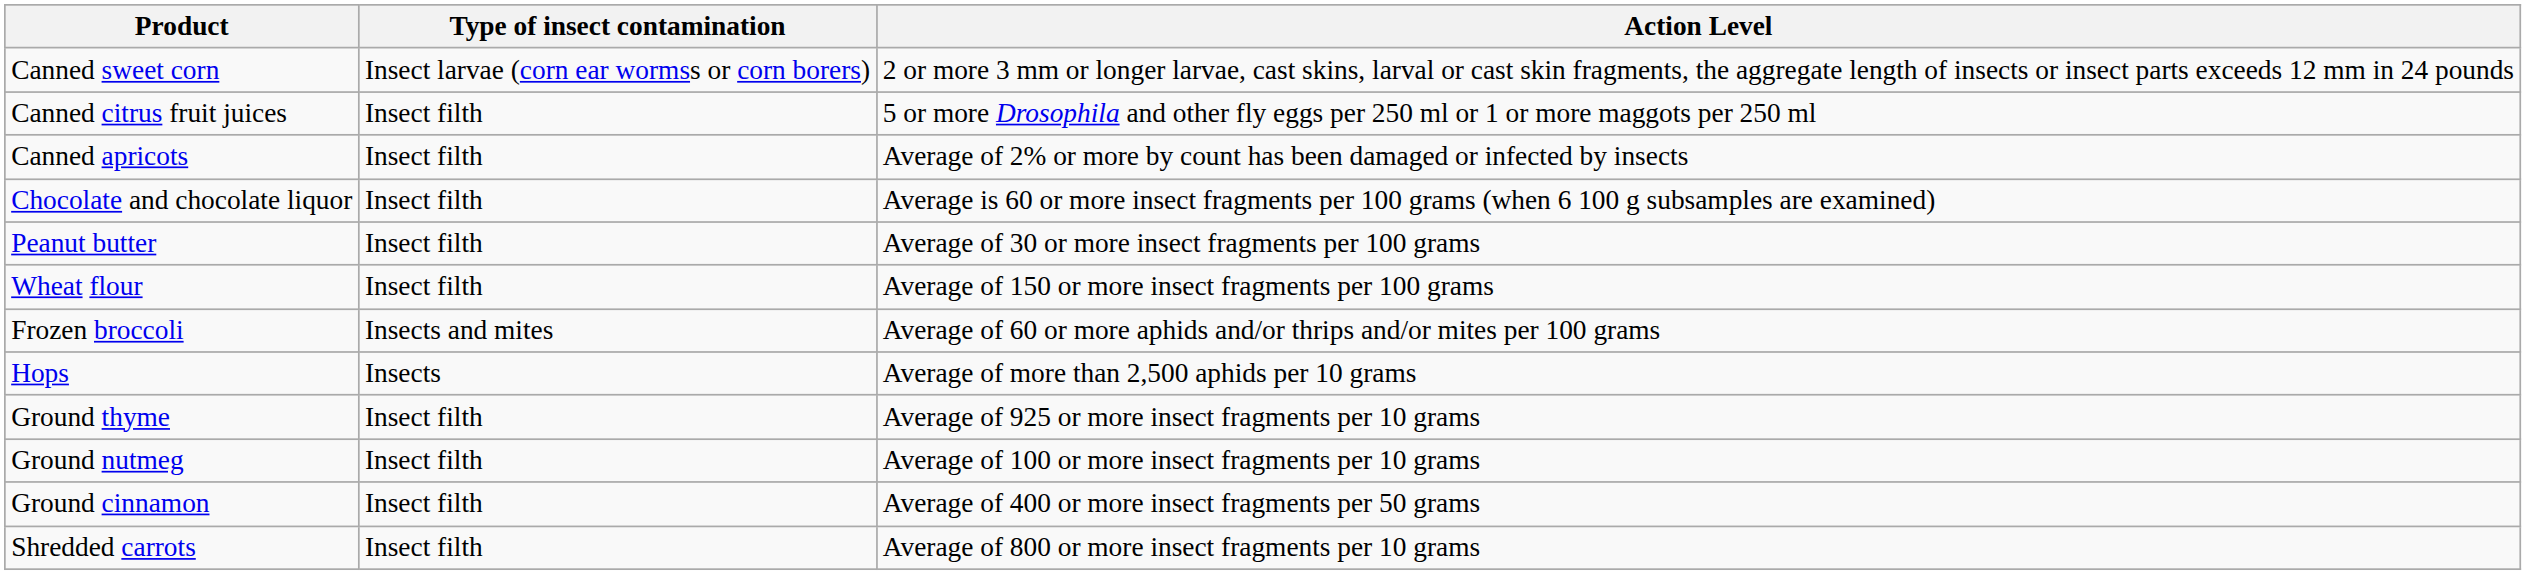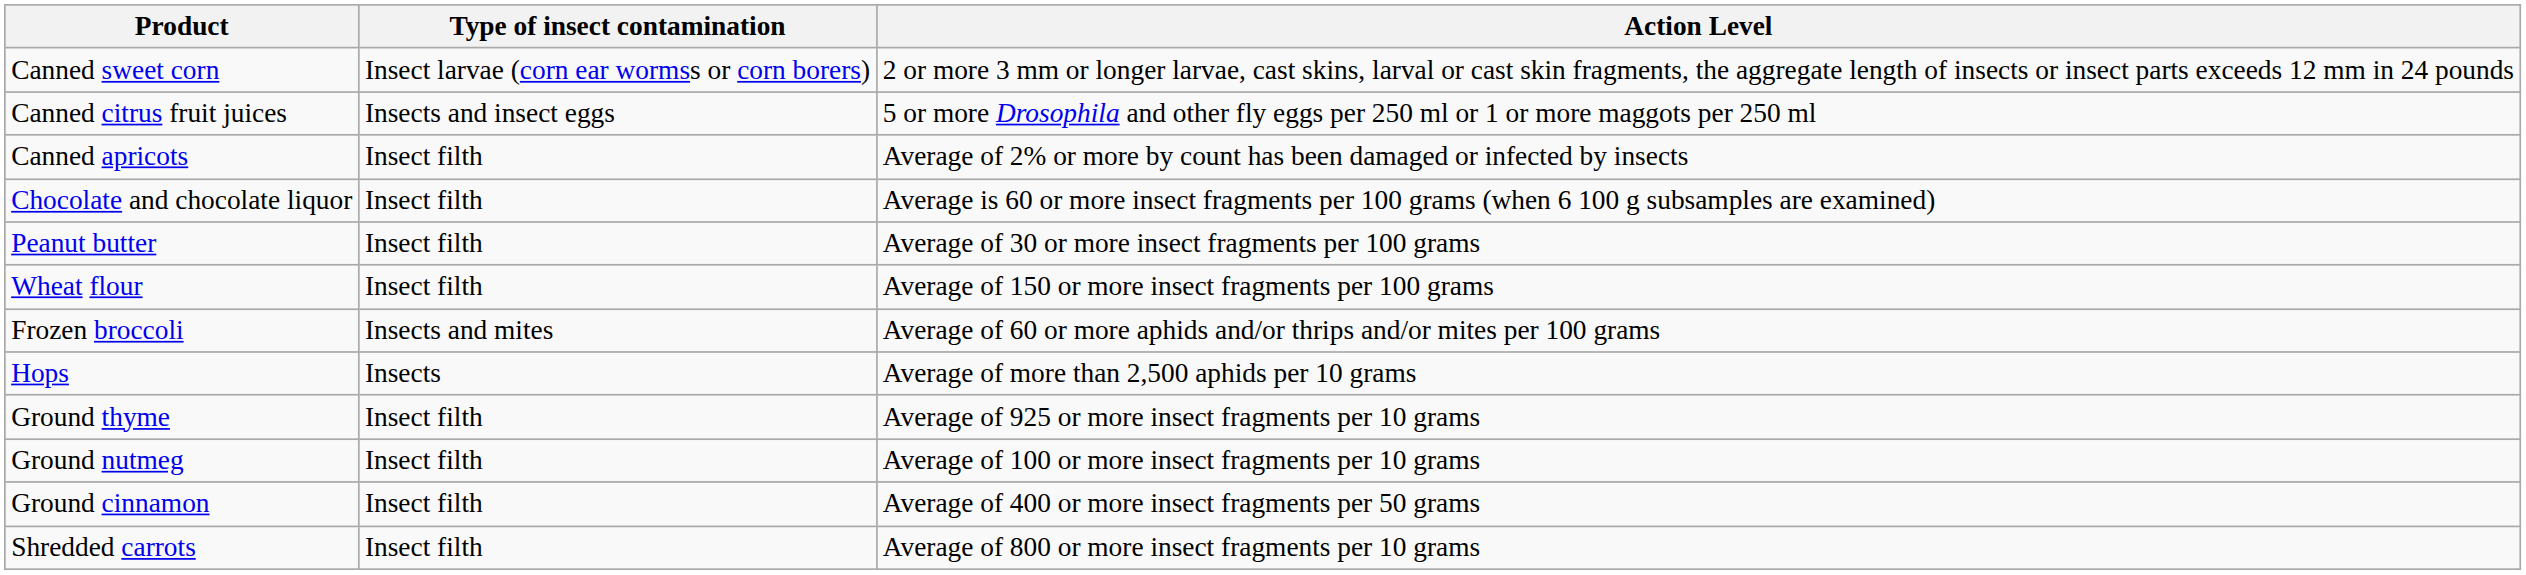(424, 112) Insect filth -> (490, 112) Insects and insect eggs
